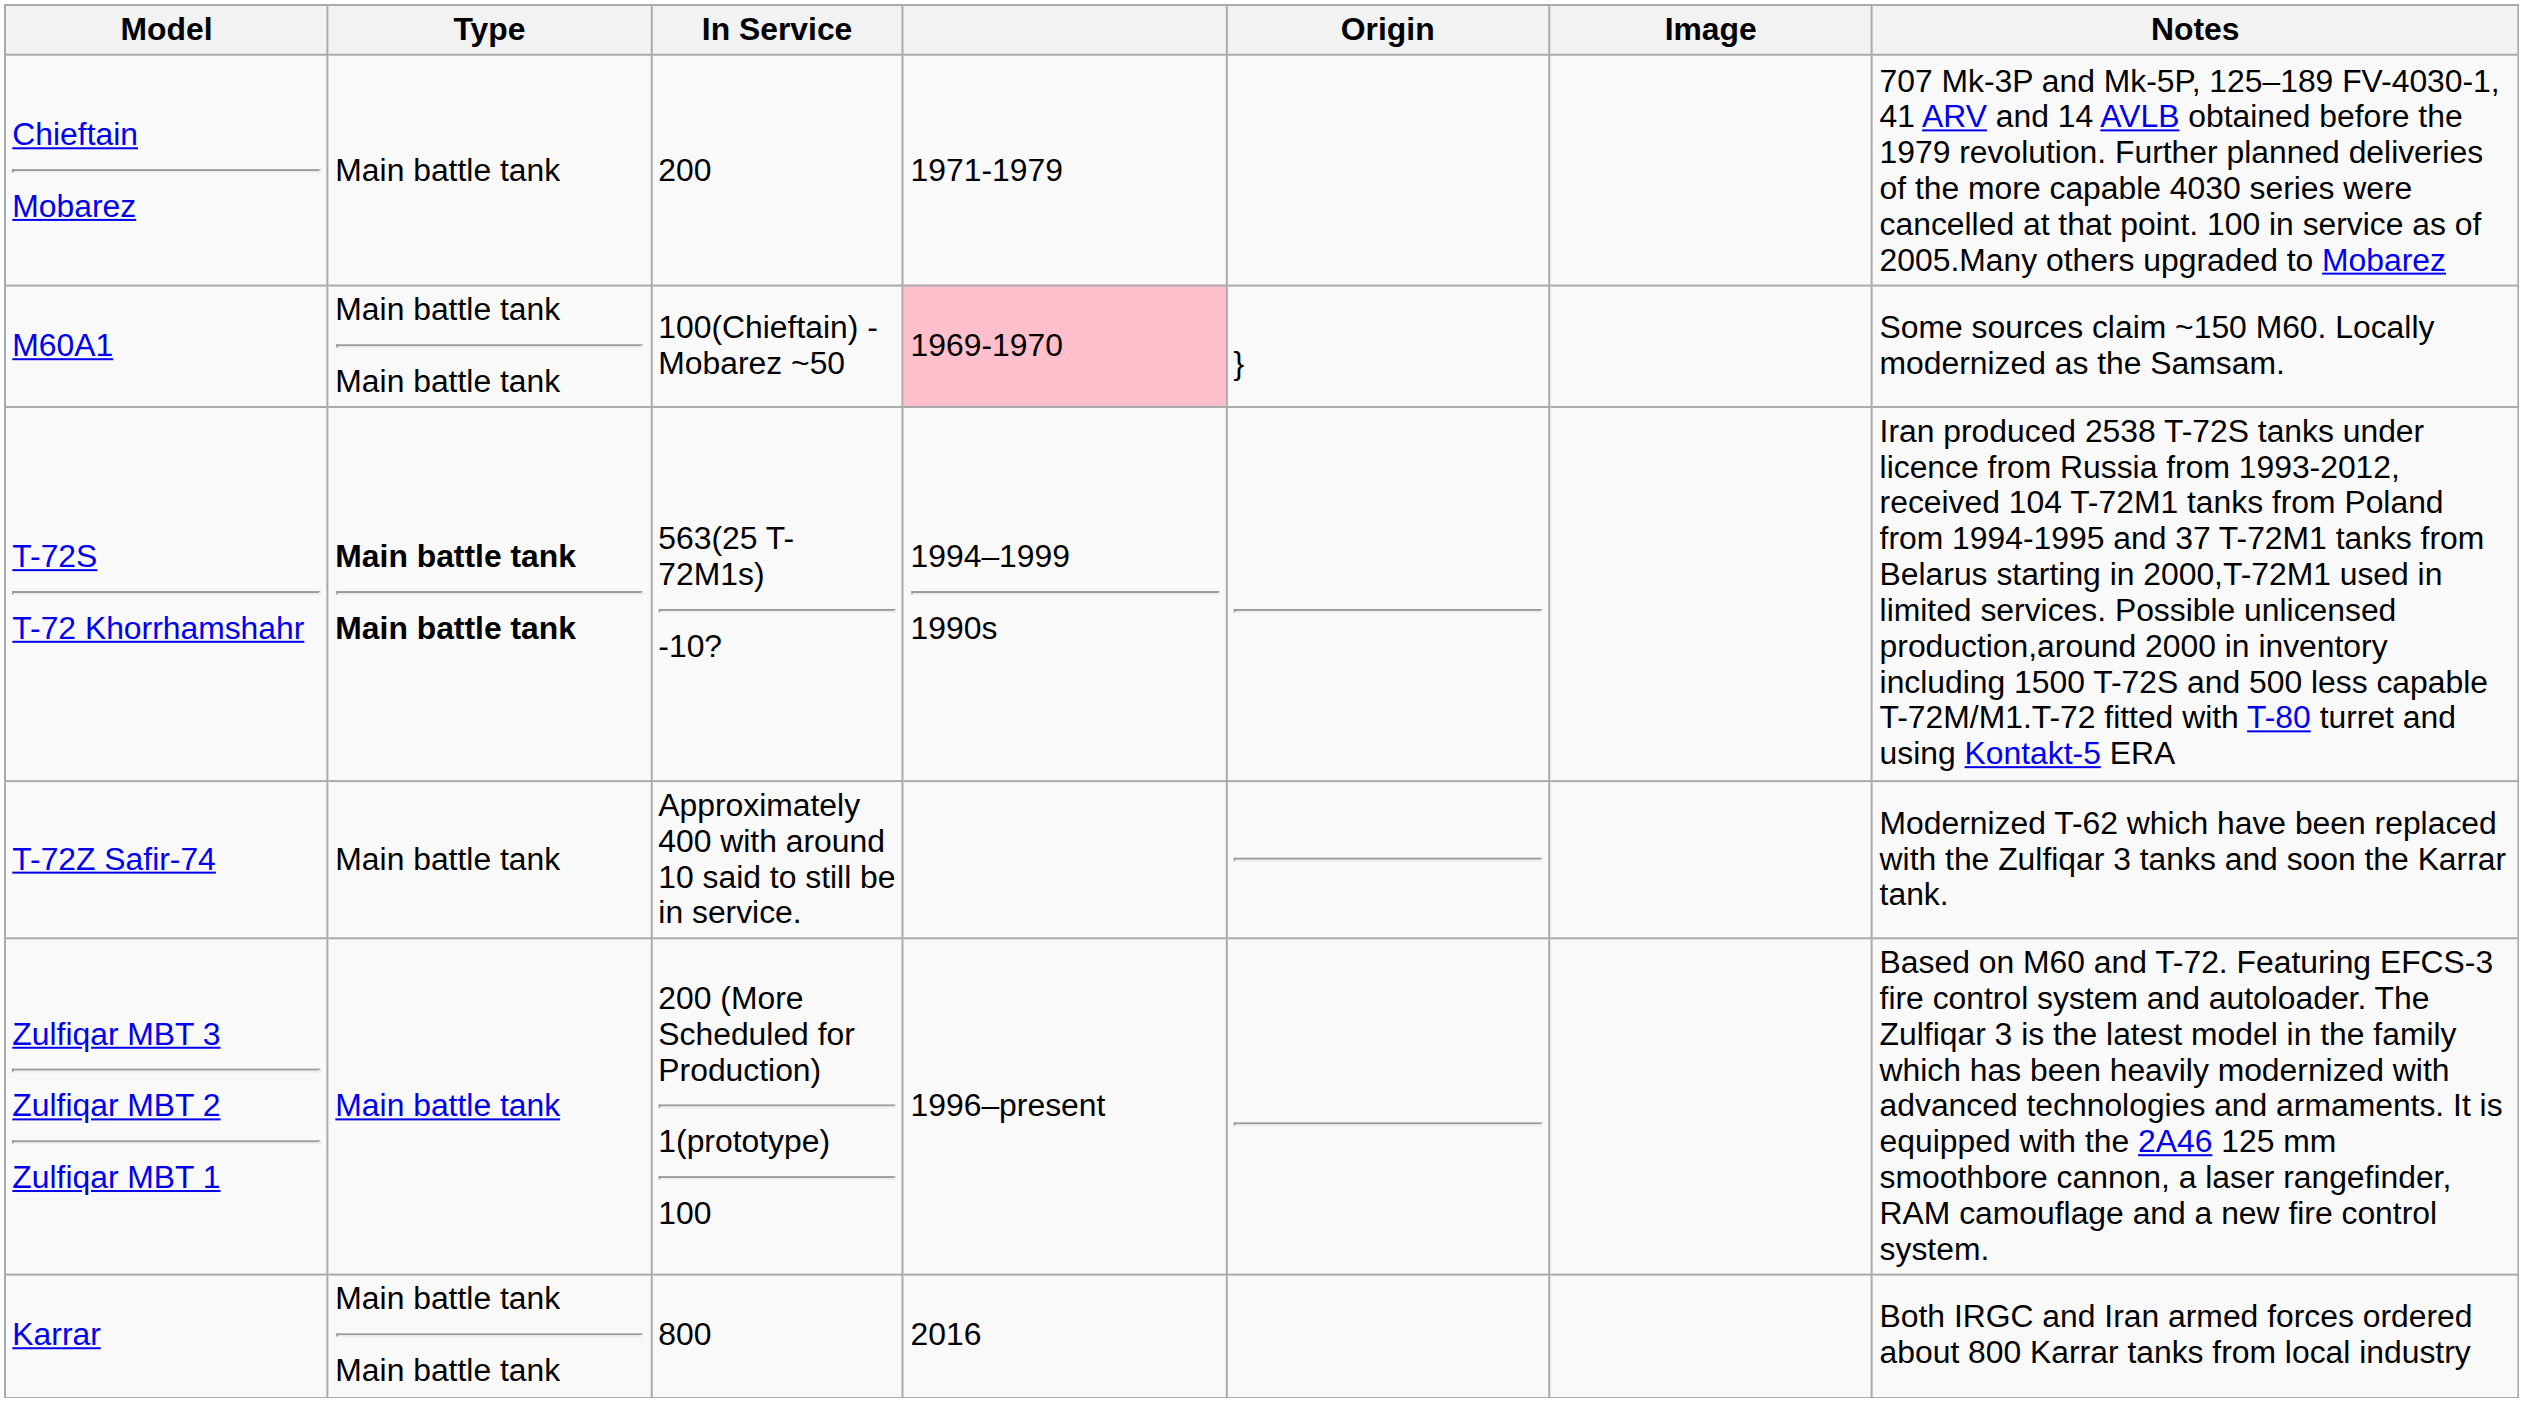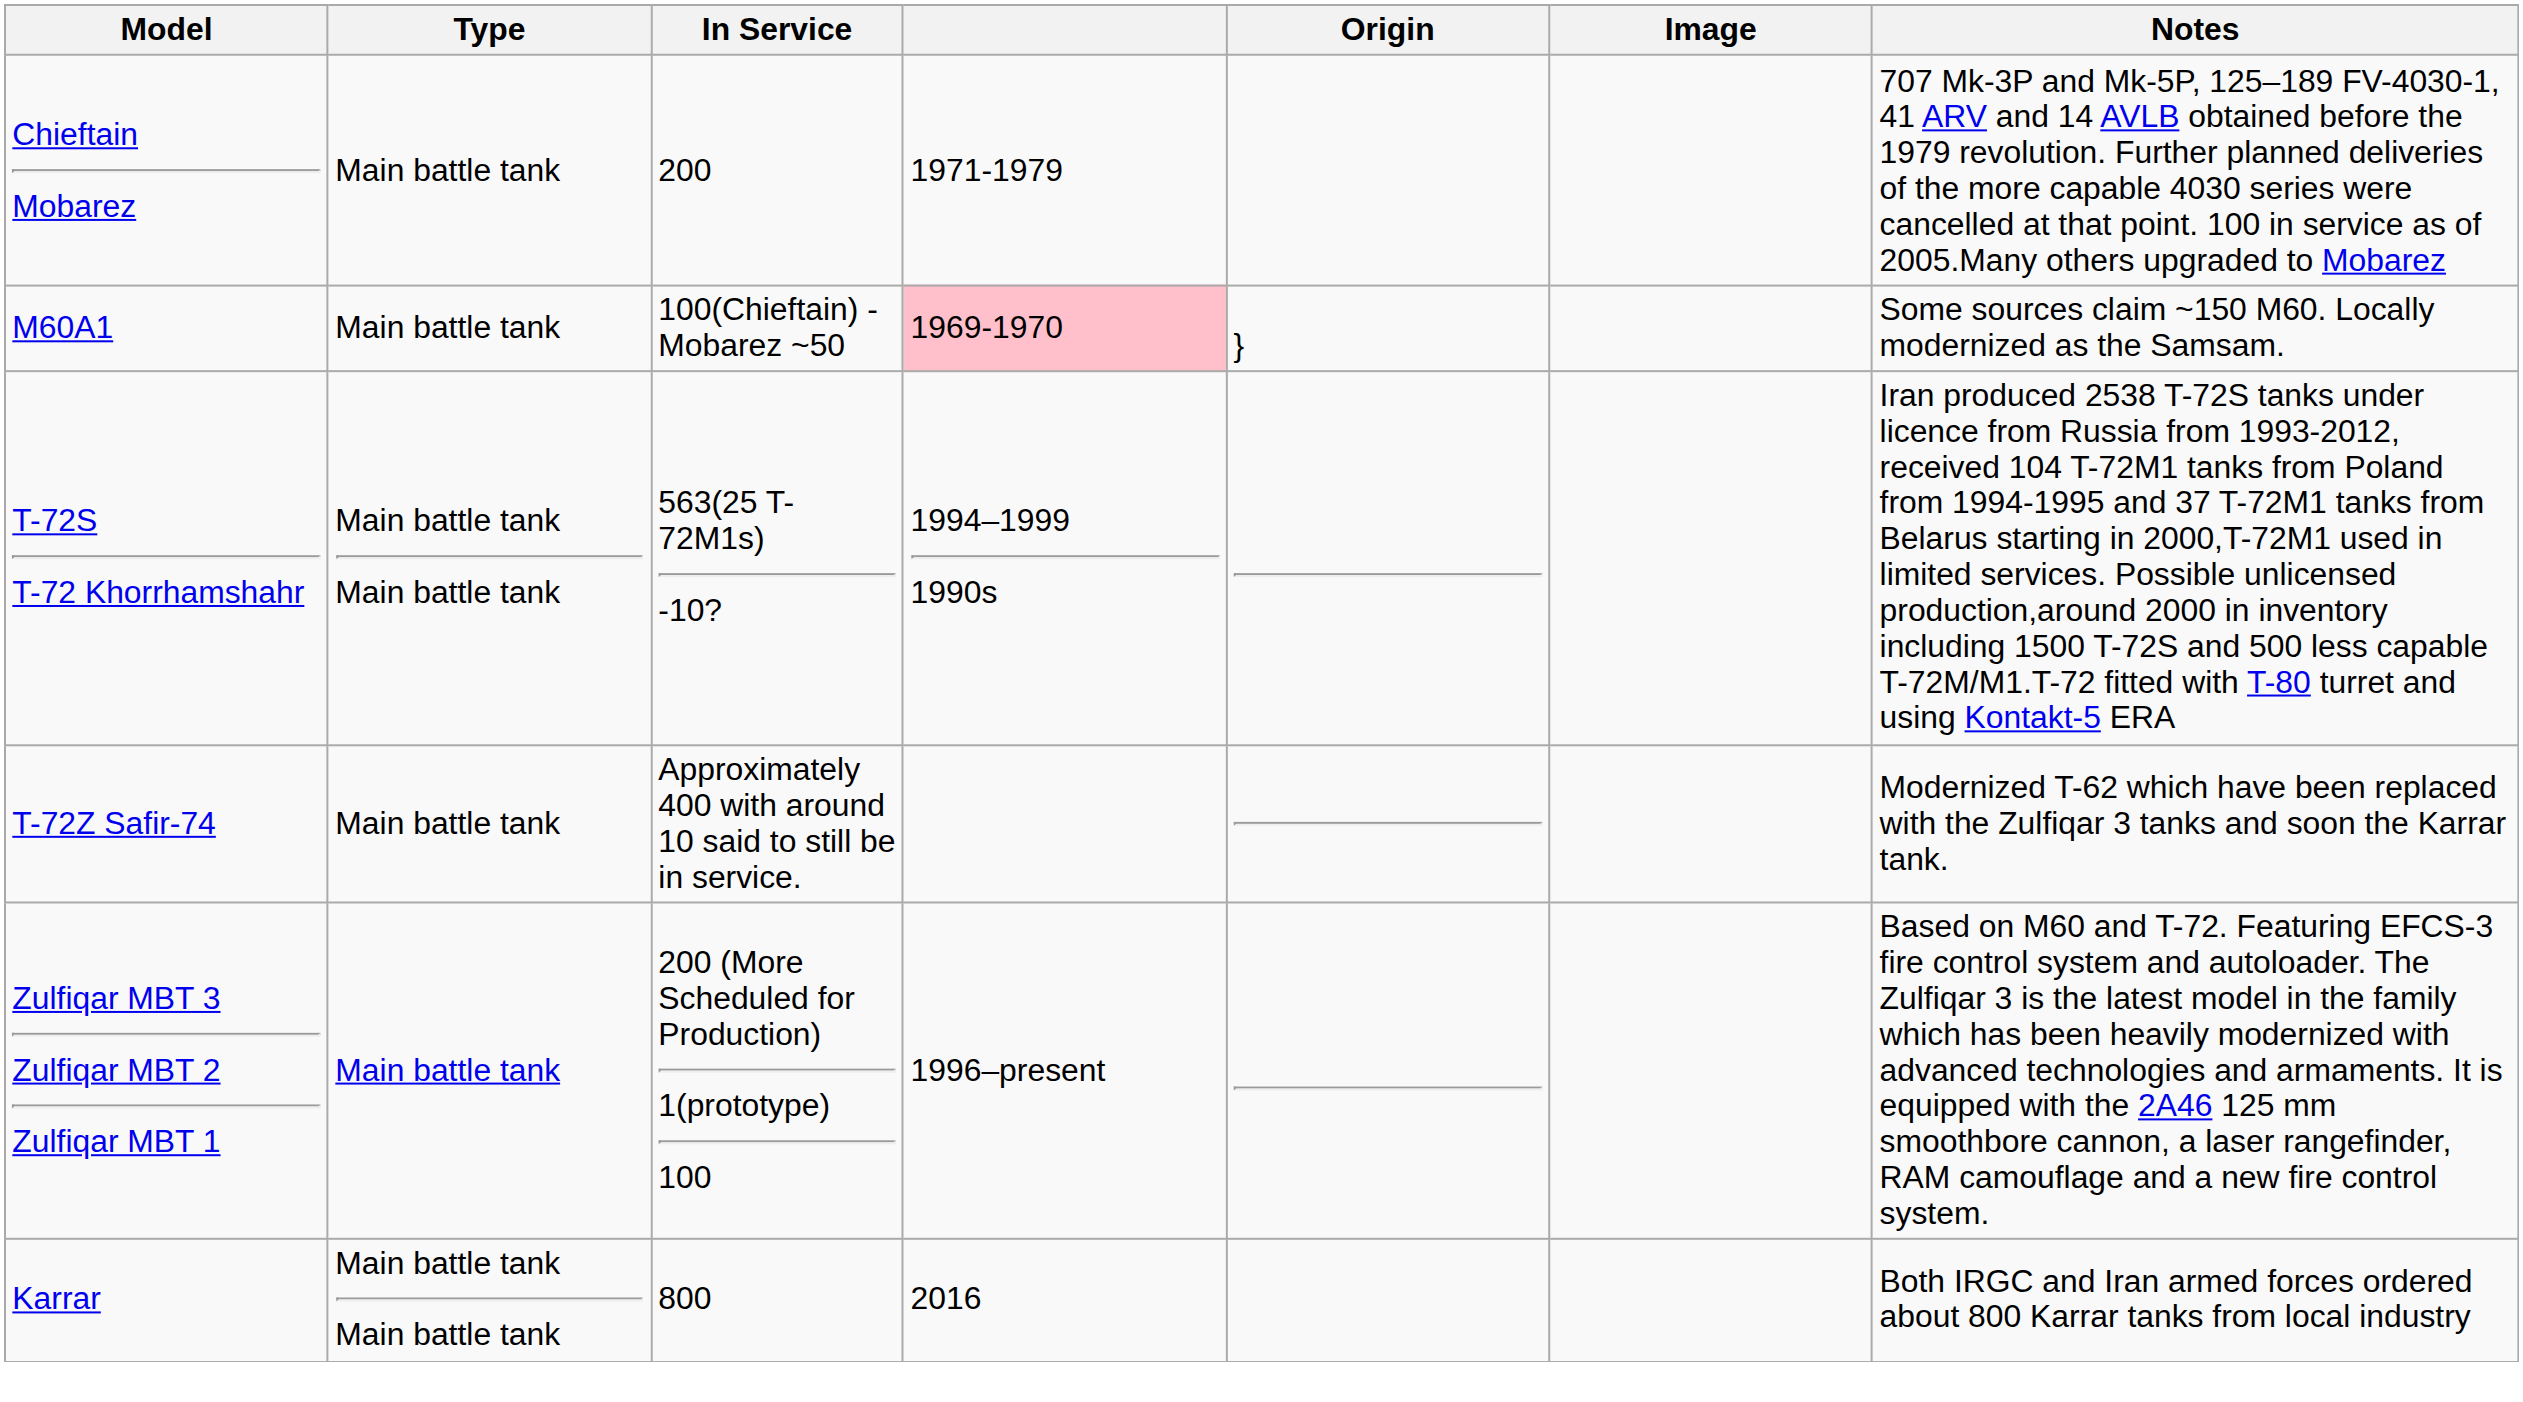(489, 345) Main battle tank Main battle tank -> (448, 327) Main battle tank
(489, 593) bold -> (489, 557) normal
